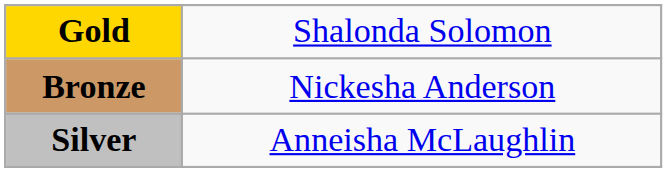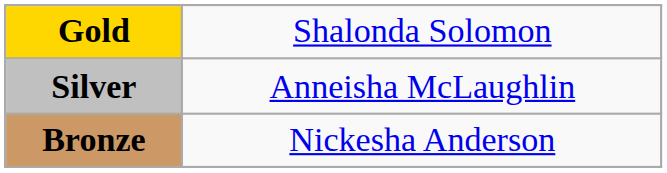rows swapped: (94, 139) <-> (94, 85)
